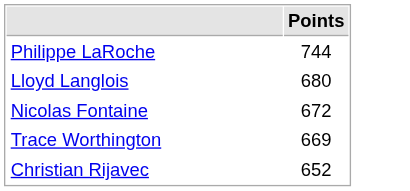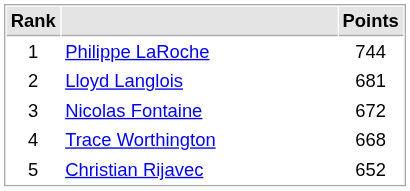+ column: (33, 21)
(316, 81) 680 -> (371, 81) 681
(316, 140) 669 -> (371, 140) 668
